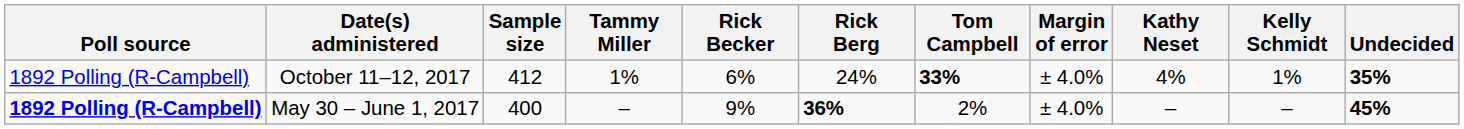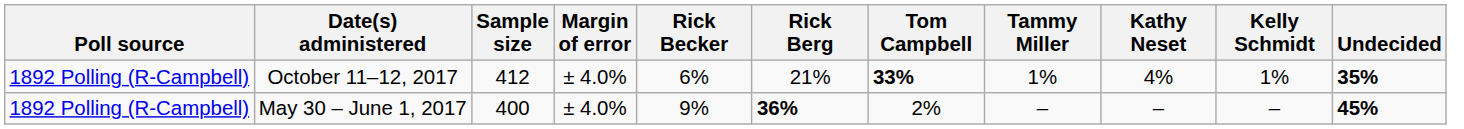columns swapped: (1072, 33) <-> (624, 33)
(856, 76) 24% -> (810, 76) 21%
(136, 109) bold -> (129, 109) normal
